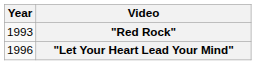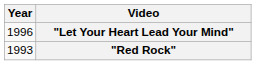rows swapped: (144, 32) <-> (144, 50)
